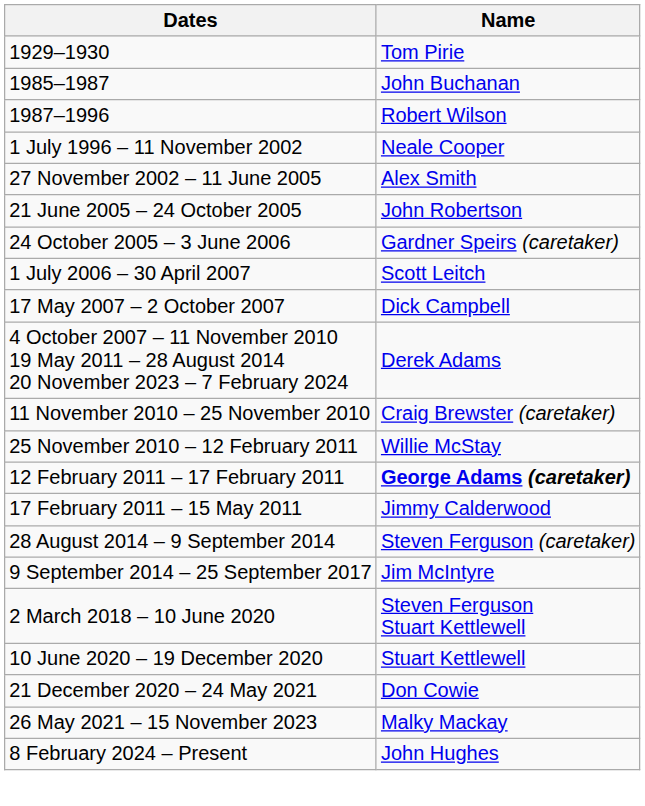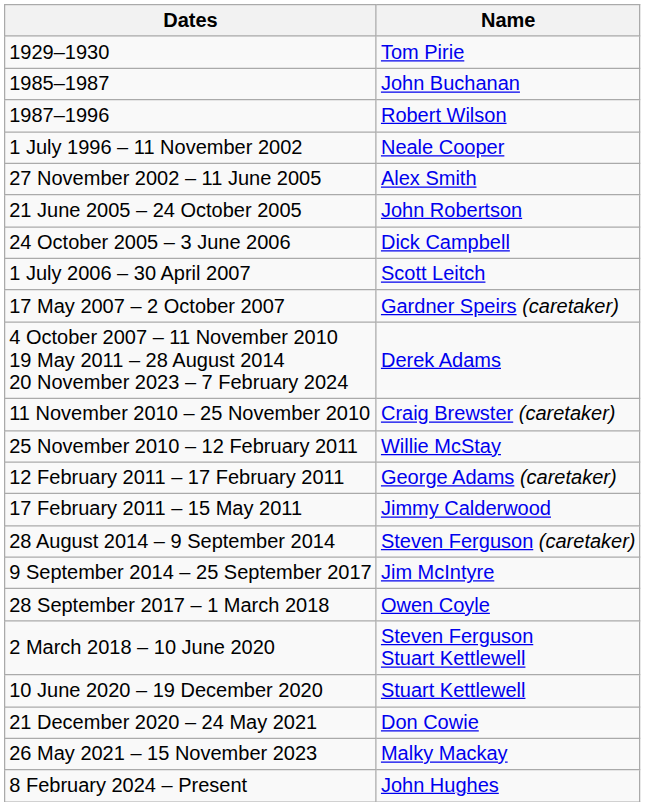(500, 242) Gardner Speirs (caretaker) -> (445, 242) Dick Campbell
(445, 305) Dick Campbell -> (500, 305) Gardner Speirs (caretaker)
(506, 477) bold -> (499, 477) normal
+ row: (169, 604)
